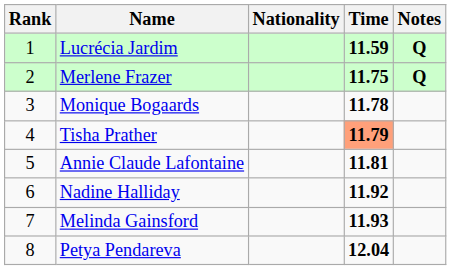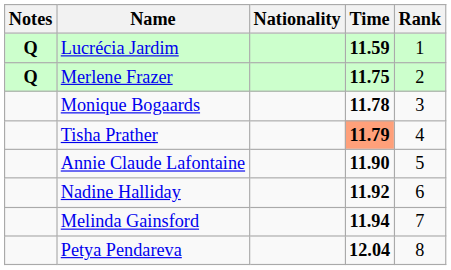columns swapped: (30, 18) <-> (419, 18)
(369, 163) 11.81 -> (370, 163) 11.90
(369, 221) 11.93 -> (370, 221) 11.94
